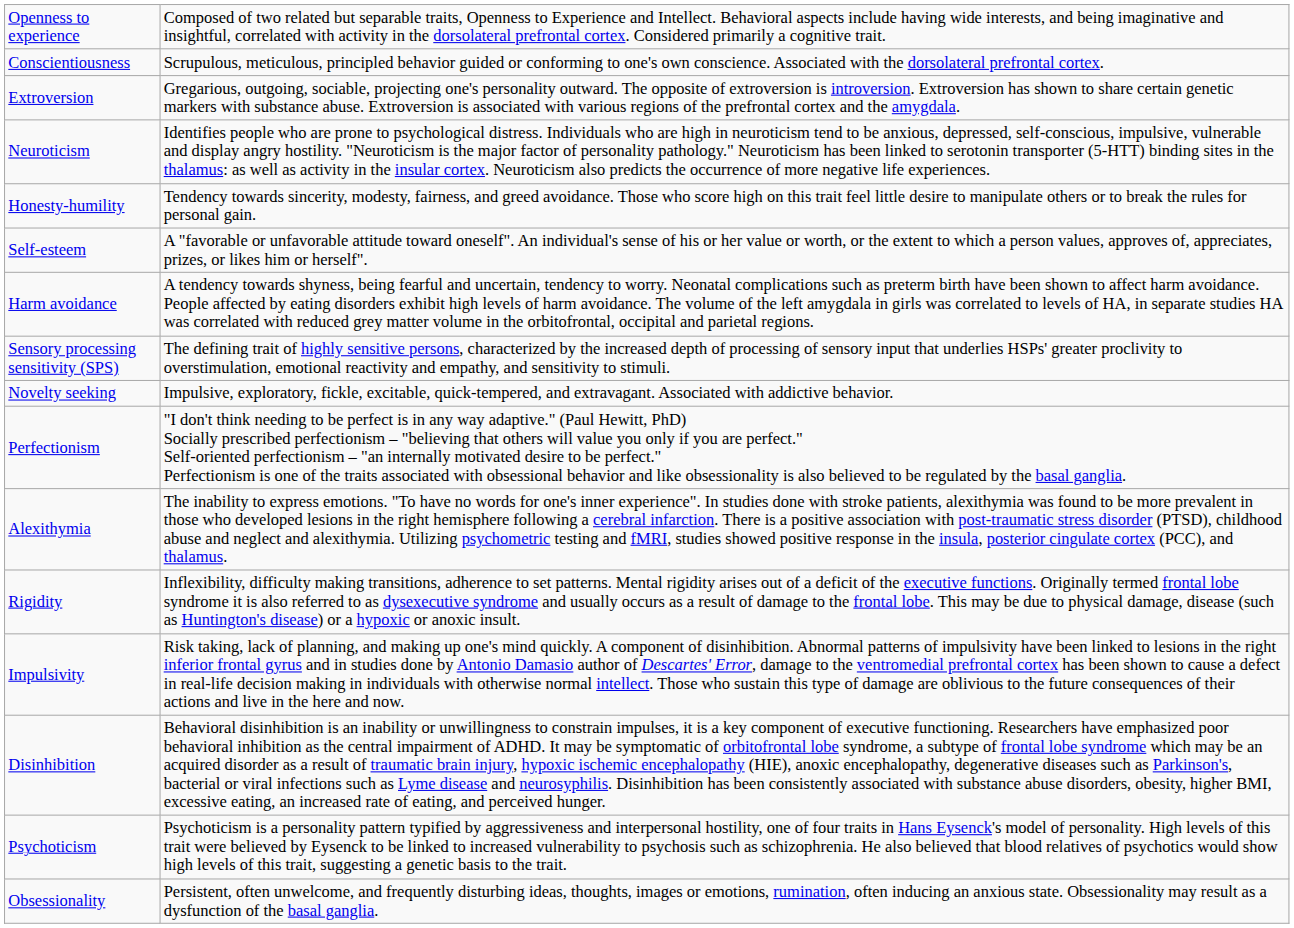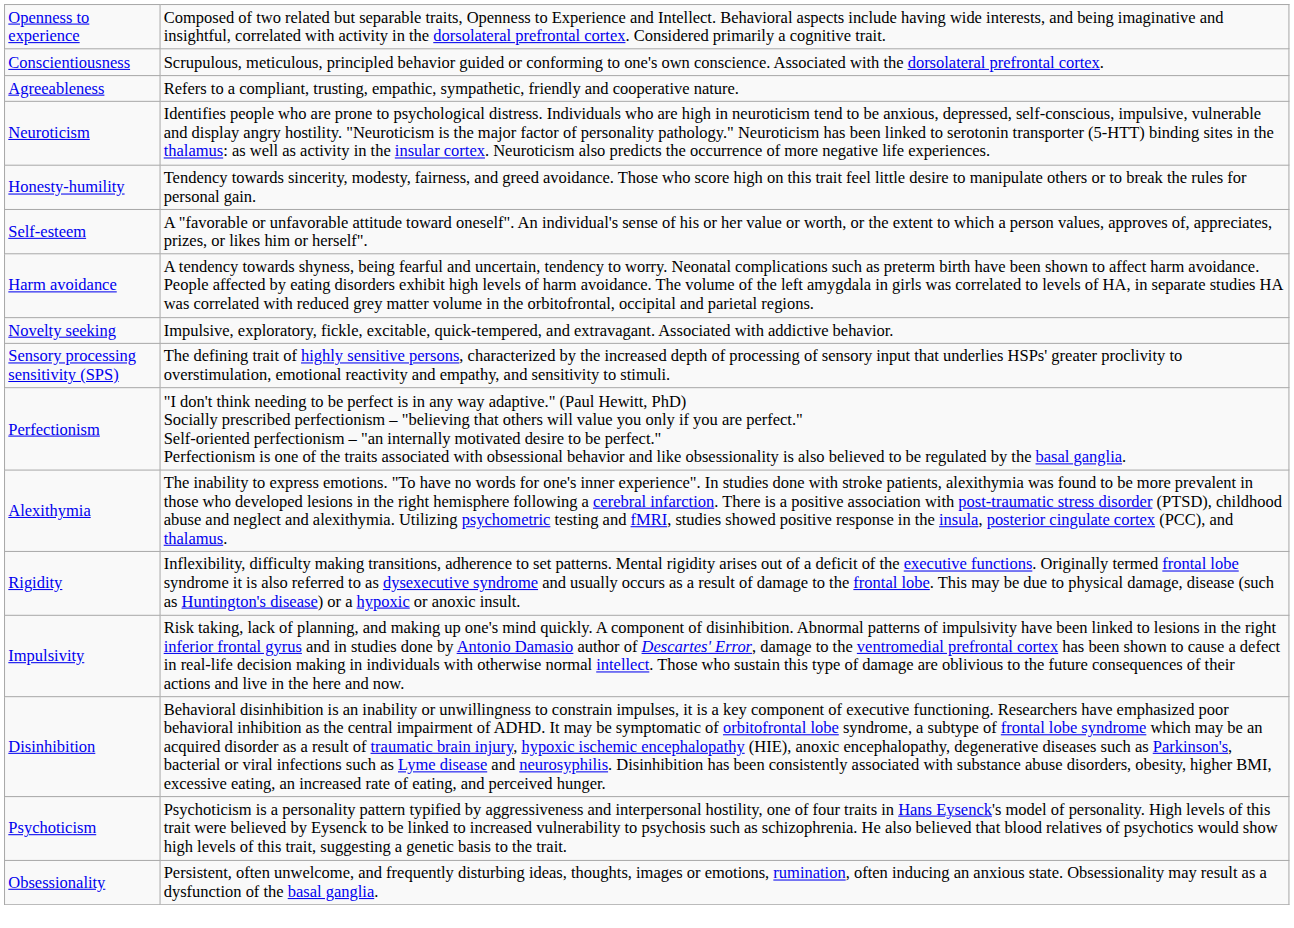- row: (51, 97)
+ row: (56, 88)
rows swapped: (62, 393) <-> (72, 358)
